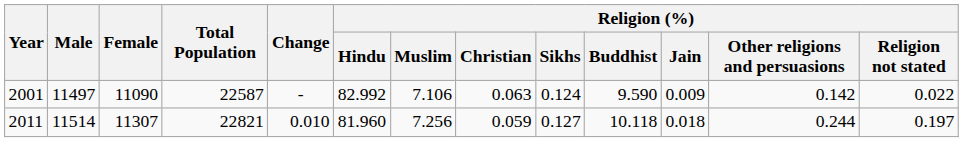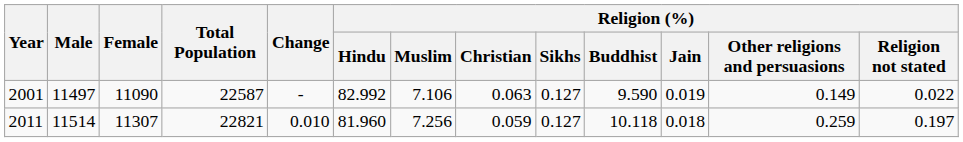(561, 94) 0.124 -> (561, 94) 0.127
(685, 94) 0.009 -> (685, 94) 0.019
(835, 94) 0.142 -> (835, 94) 0.149
(835, 121) 0.244 -> (835, 121) 0.259
